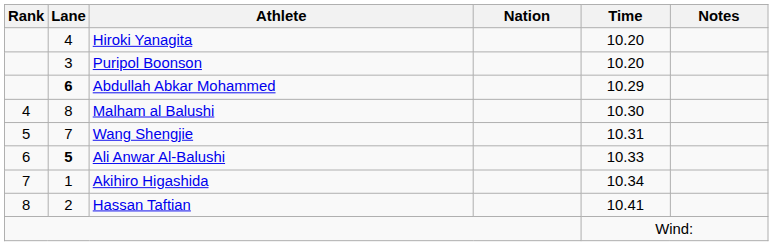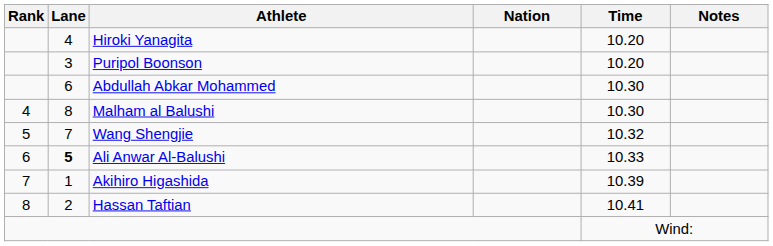(69, 87) bold -> (69, 87) normal
(625, 87) 10.29 -> (625, 87) 10.30
(625, 134) 10.31 -> (625, 134) 10.32
(625, 181) 10.34 -> (625, 181) 10.39
